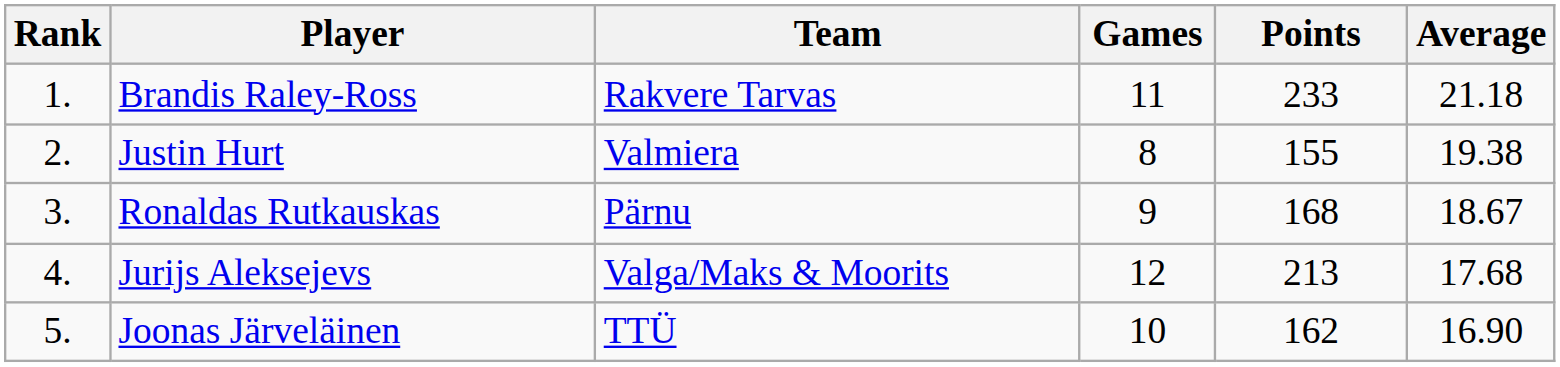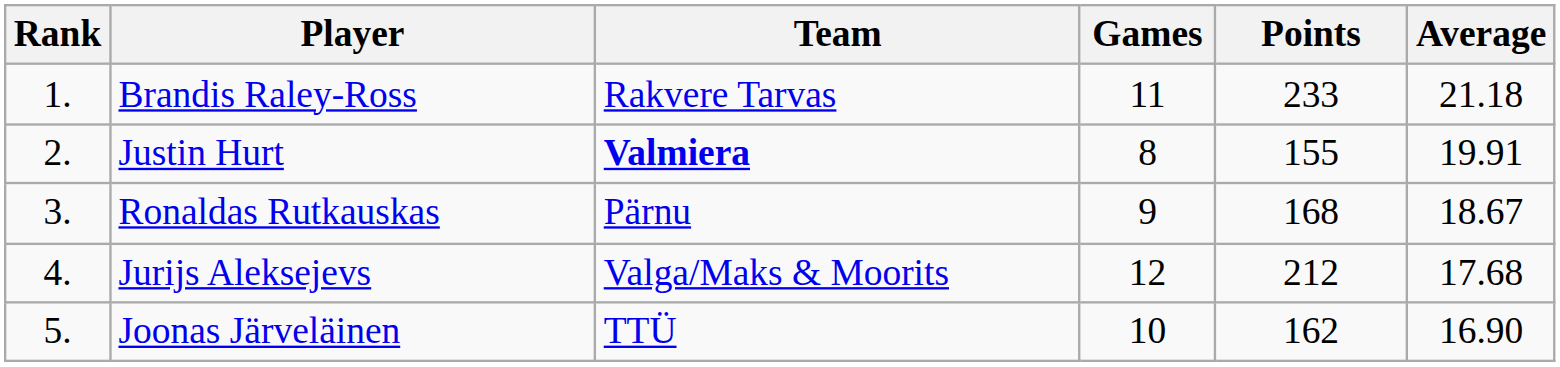(671, 152) normal -> (677, 152) bold
(1481, 152) 19.38 -> (1481, 152) 19.91
(1311, 271) 213 -> (1311, 271) 212
